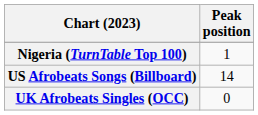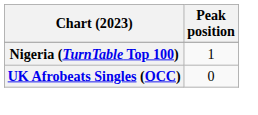- row: (102, 76)
